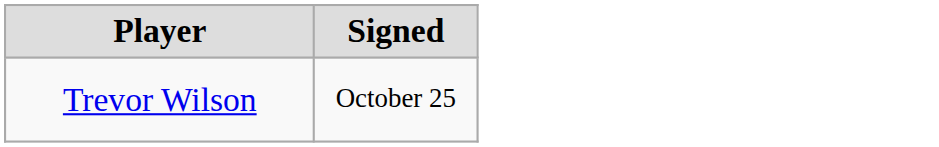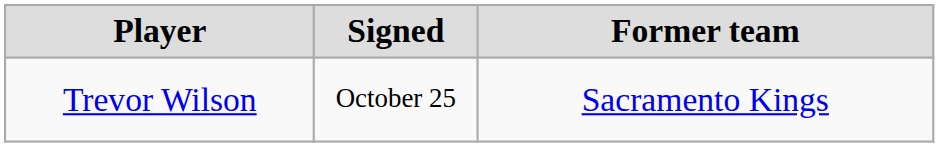+ column: (705, 31)
